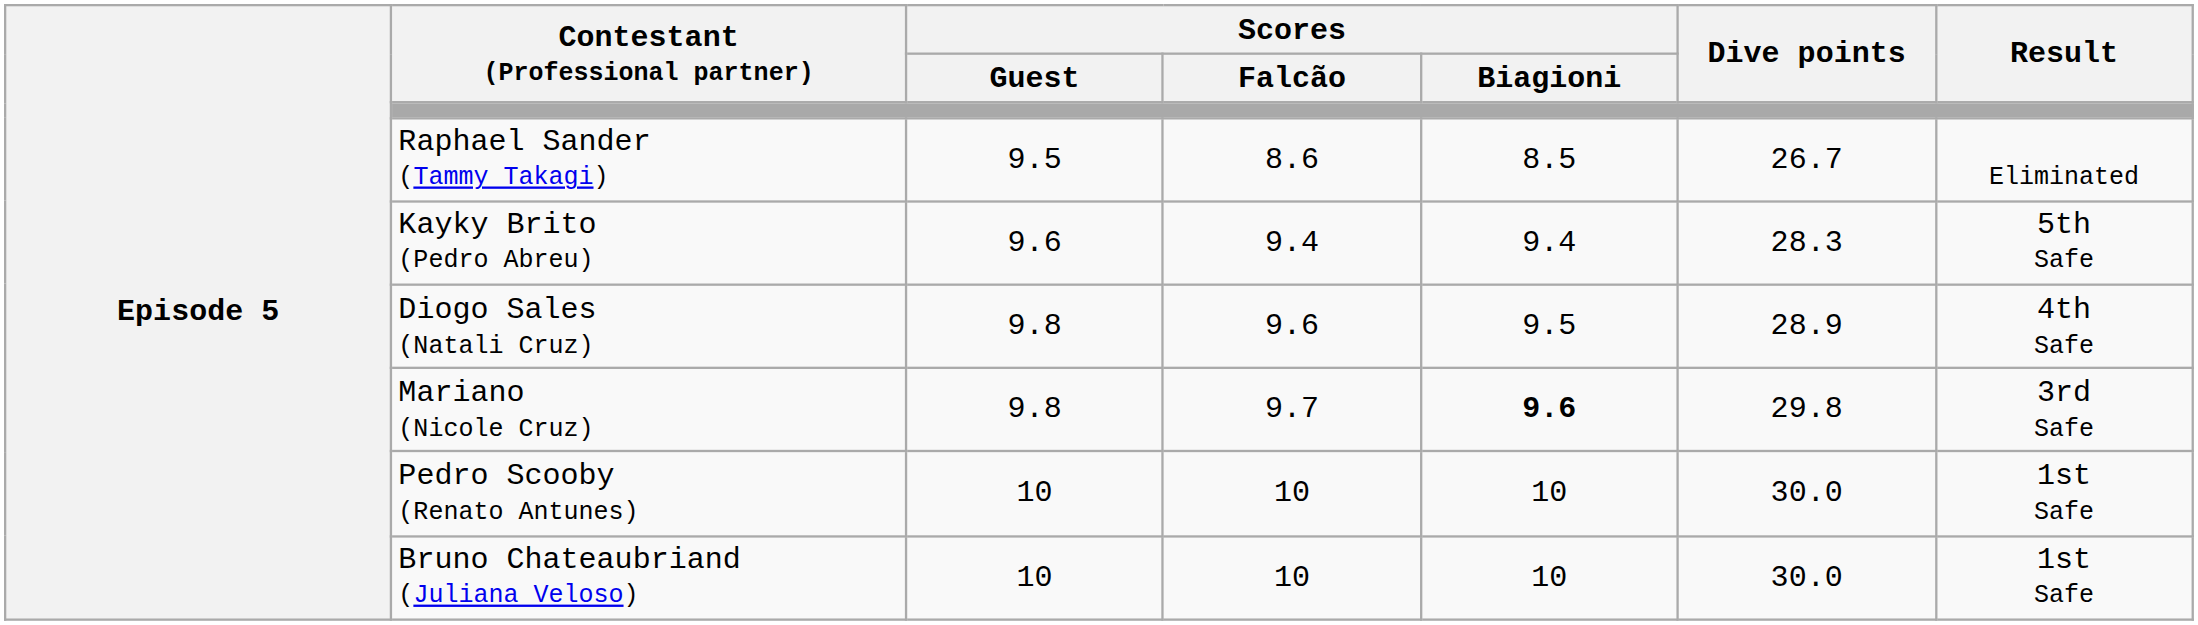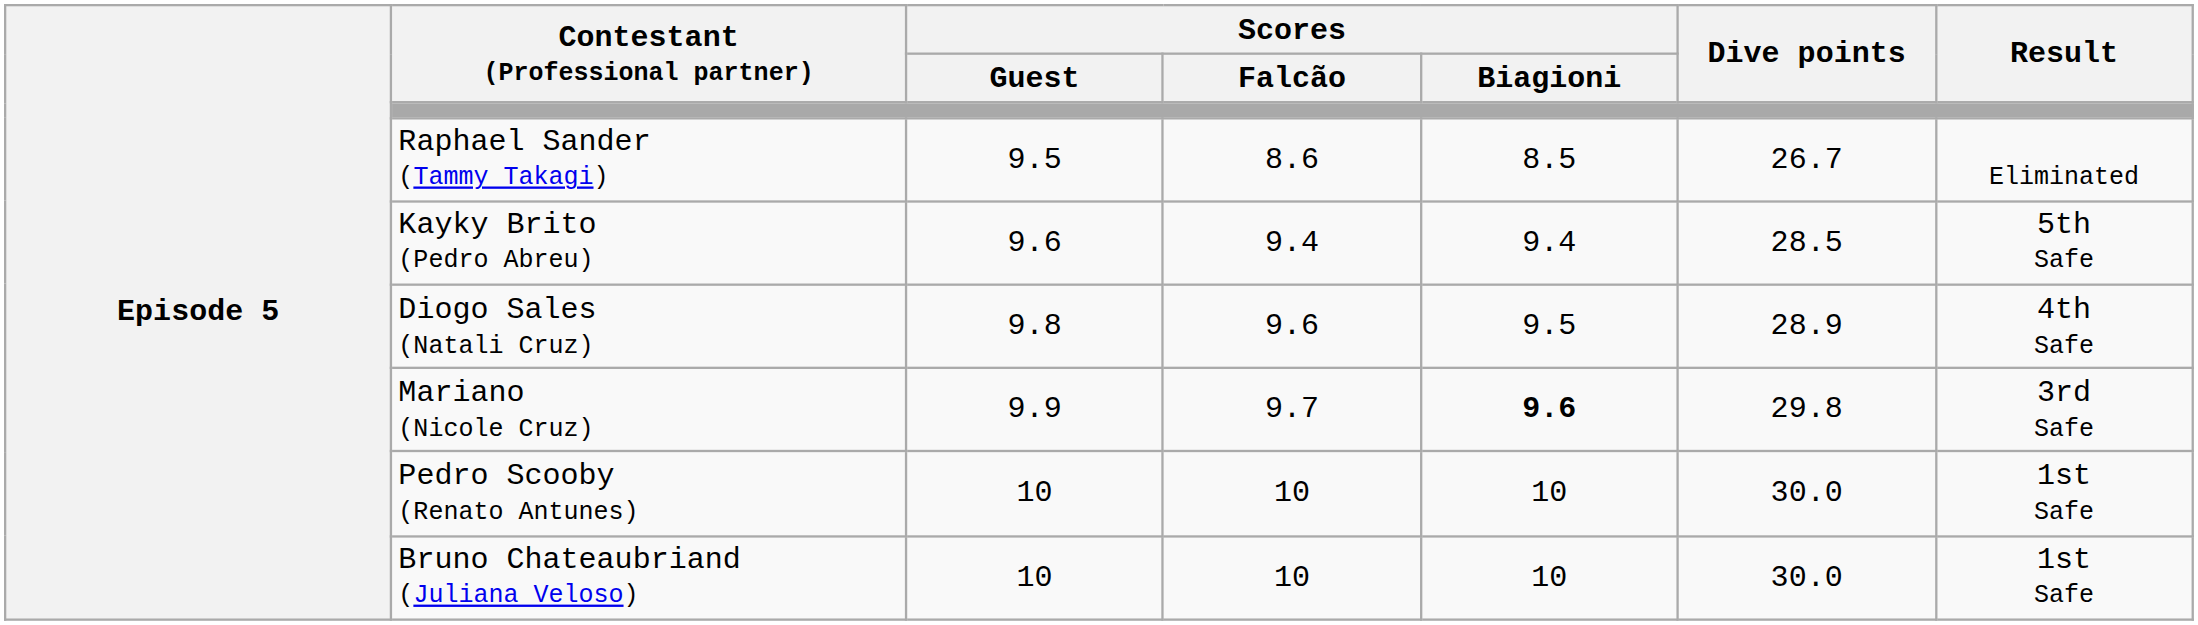(1807, 243) 28.3 -> (1807, 243) 28.5
(1035, 410) 9.8 -> (1035, 410) 9.9
